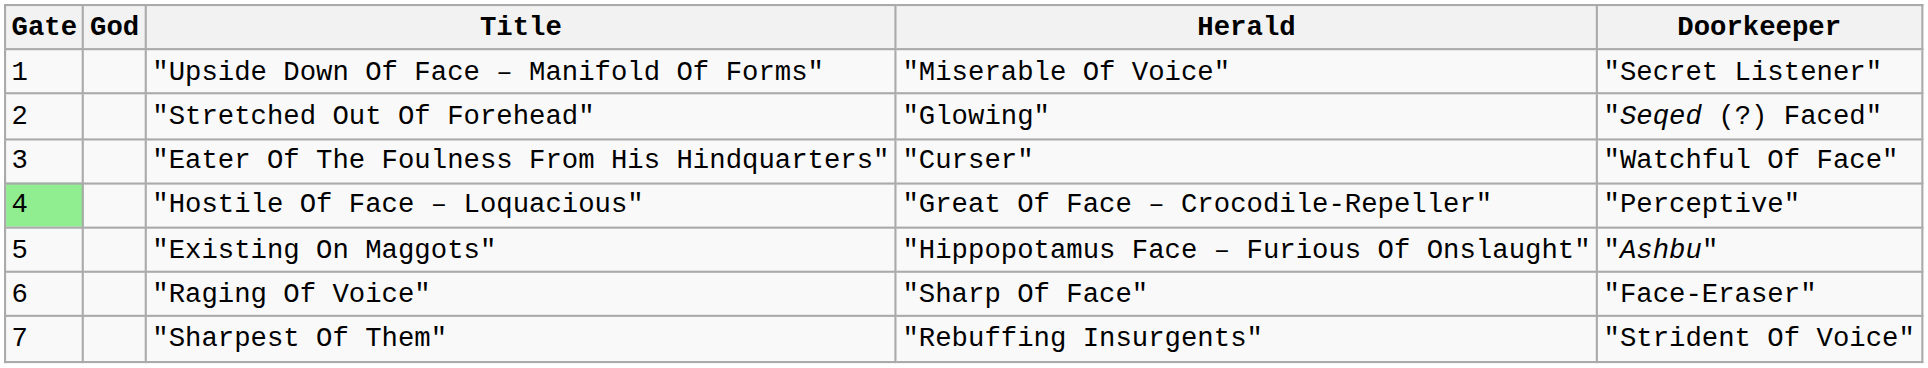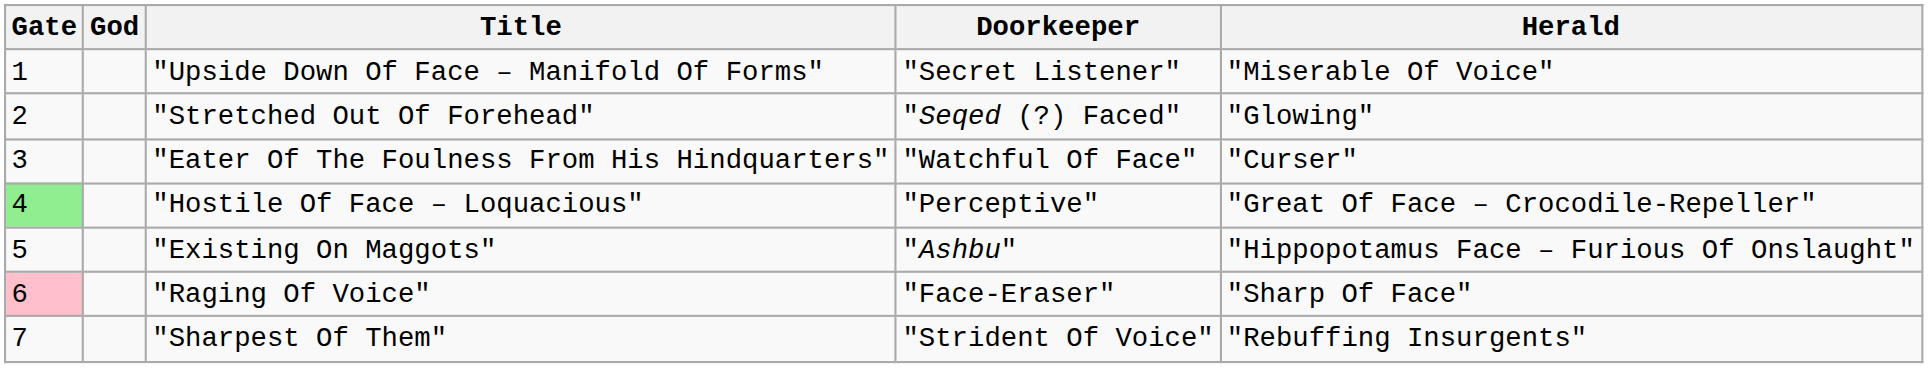columns swapped: (1759, 27) <-> (1247, 27)
(20, 294) no background -> (20, 294) pink background
